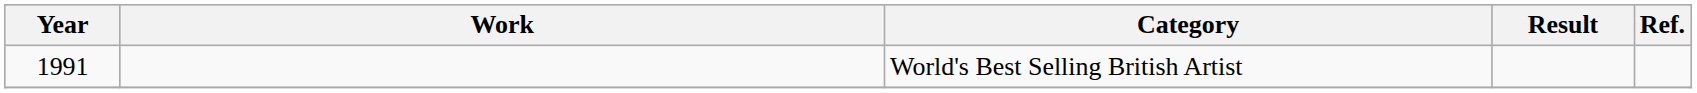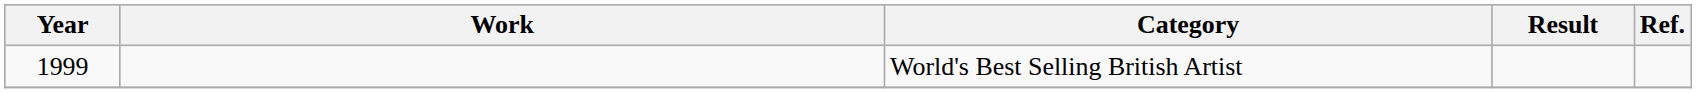(63, 66) 1991 -> (63, 66) 1999
